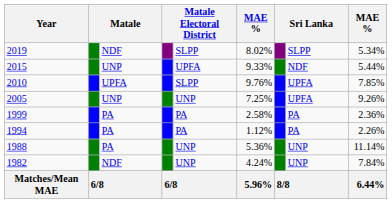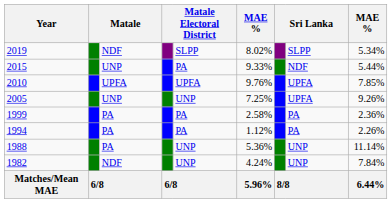(188, 67) UPFA -> (181, 67) PA
(187, 83) SLPP -> (188, 83) UPFA
